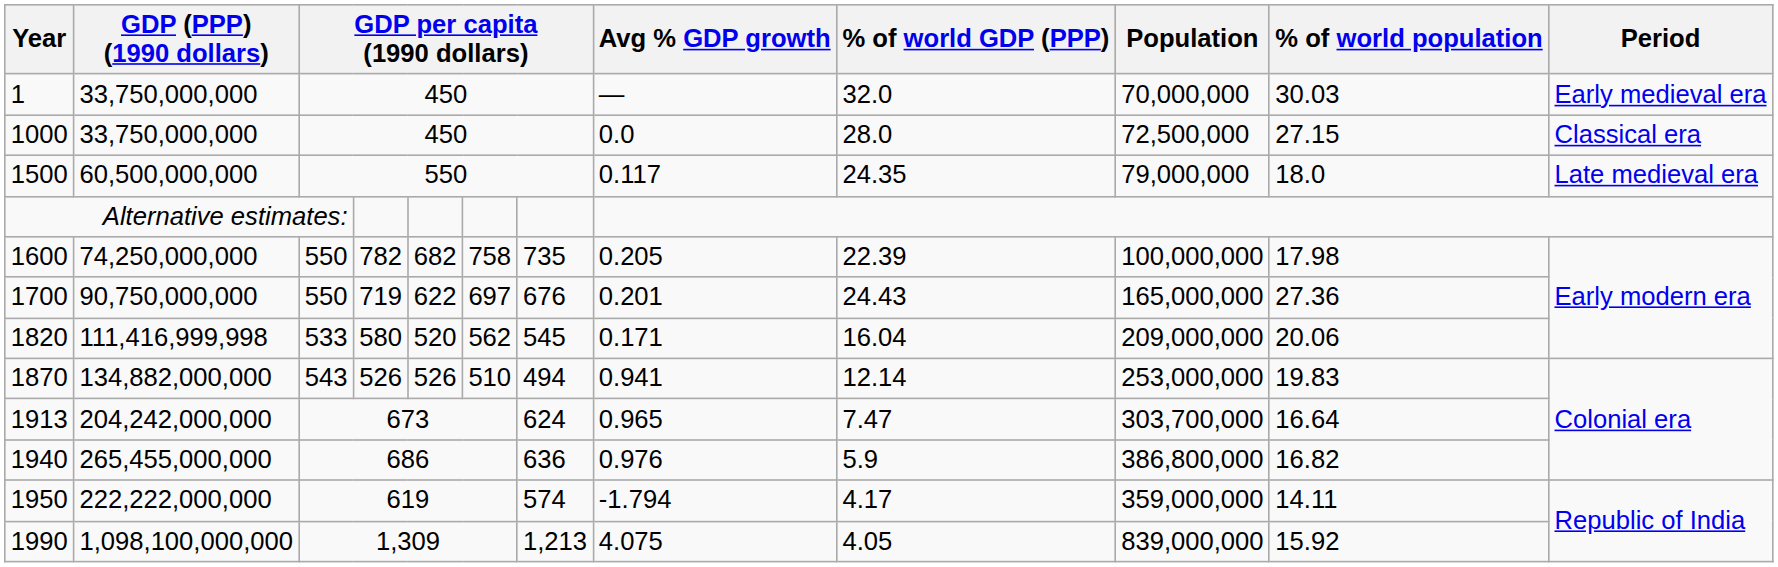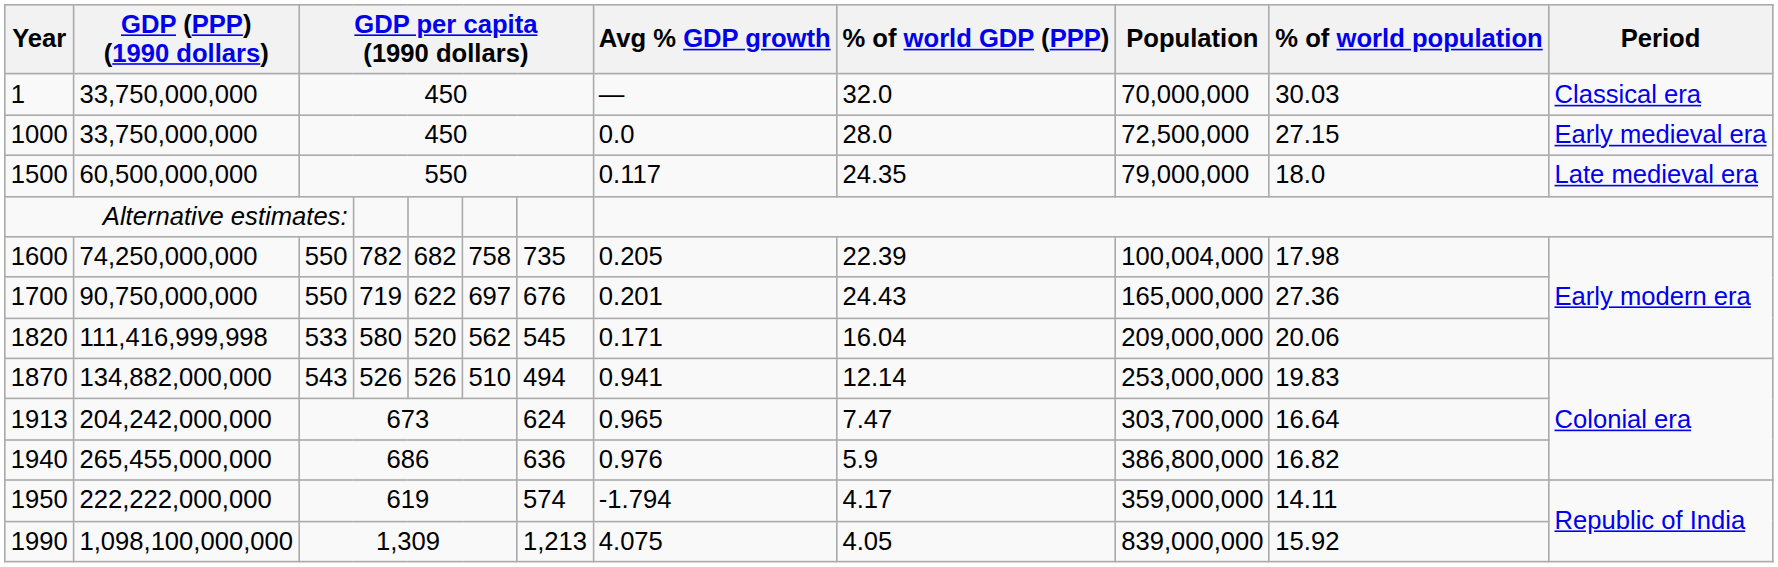(1660, 94) Early medieval era -> (1628, 94) Classical era
(1628, 134) Classical era -> (1660, 134) Early medieval era
(1192, 256) 100,000,000 -> (1192, 256) 100,004,000
